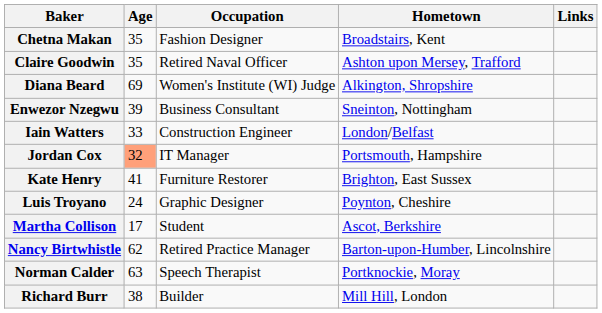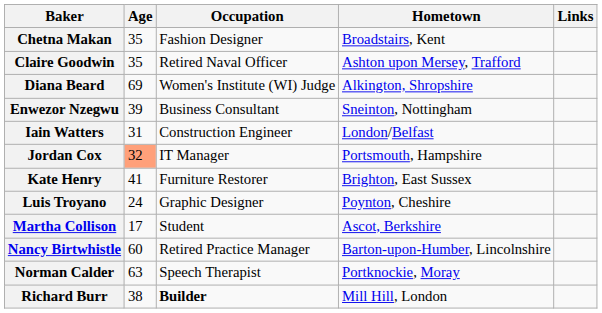(135, 132) 33 -> (135, 132) 31
(135, 249) 62 -> (135, 249) 60
(181, 296) normal -> (183, 296) bold
